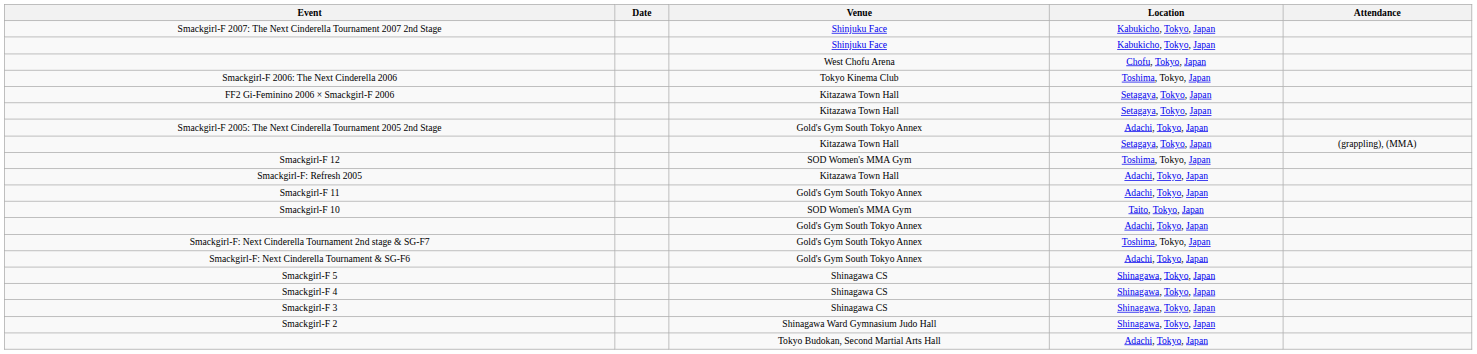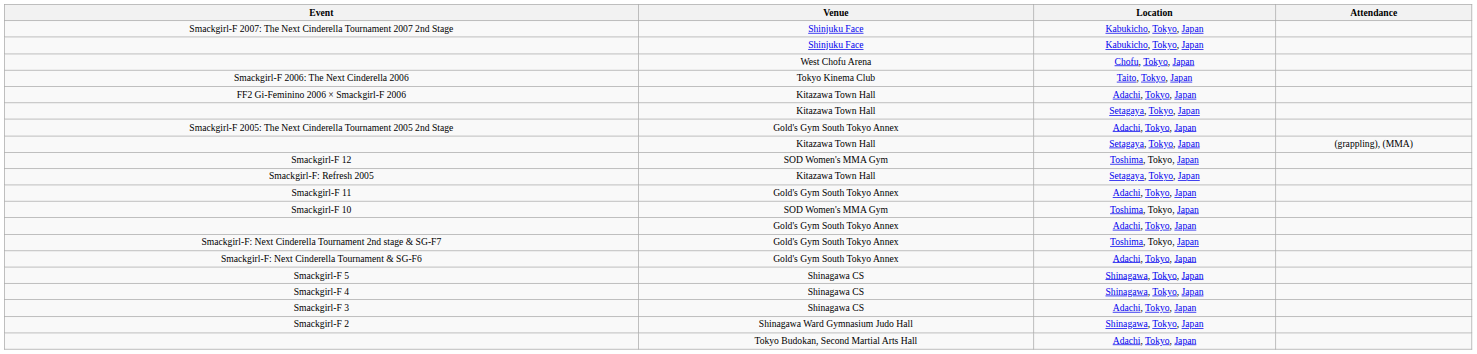- column: (642, 12)
(1166, 78) Toshima, Tokyo, Japan -> (1154, 78) Taito, Tokyo, Japan
(1166, 94) Setagaya, Tokyo, Japan -> (1154, 94) Adachi, Tokyo, Japan
(1166, 176) Adachi, Tokyo, Japan -> (1154, 176) Setagaya, Tokyo, Japan
(1166, 209) Taito, Tokyo, Japan -> (1154, 209) Toshima, Tokyo, Japan
(1166, 308) Shinagawa, Tokyo, Japan -> (1154, 308) Adachi, Tokyo, Japan
